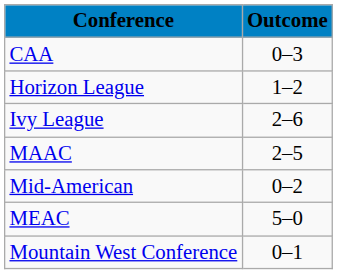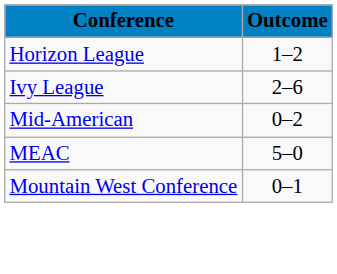- row: (31, 53)
- row: (41, 152)
